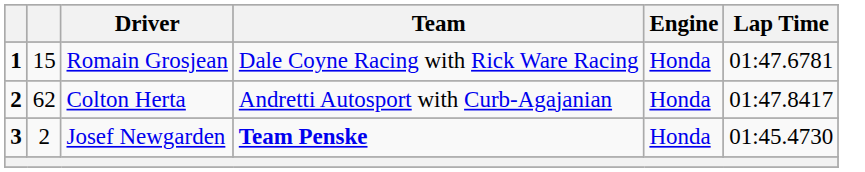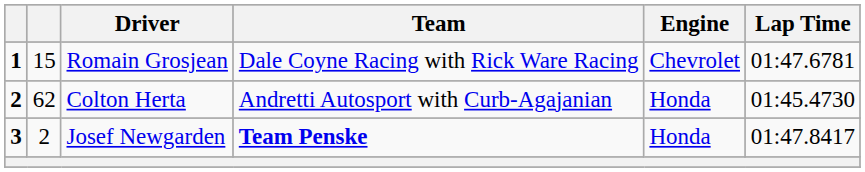(680, 60) Honda -> (695, 60) Chevrolet
(781, 98) 01:47.8417 -> (803, 98) 01:45.4730
(781, 136) 01:45.4730 -> (803, 136) 01:47.8417
